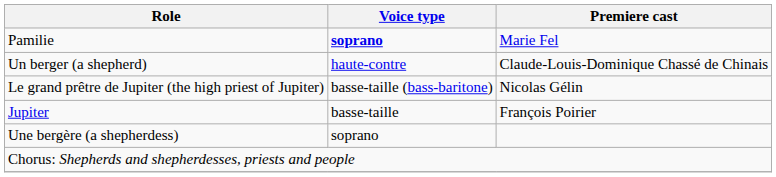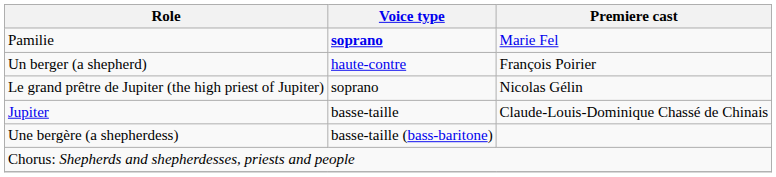(634, 64) Claude-Louis-Dominique Chassé de Chinais -> (548, 64) François Poirier
(412, 87) basse-taille (bass-baritone) -> (355, 87) soprano
(548, 111) François Poirier -> (634, 111) Claude-Louis-Dominique Chassé de Chinais
(355, 135) soprano -> (412, 135) basse-taille (bass-baritone)
